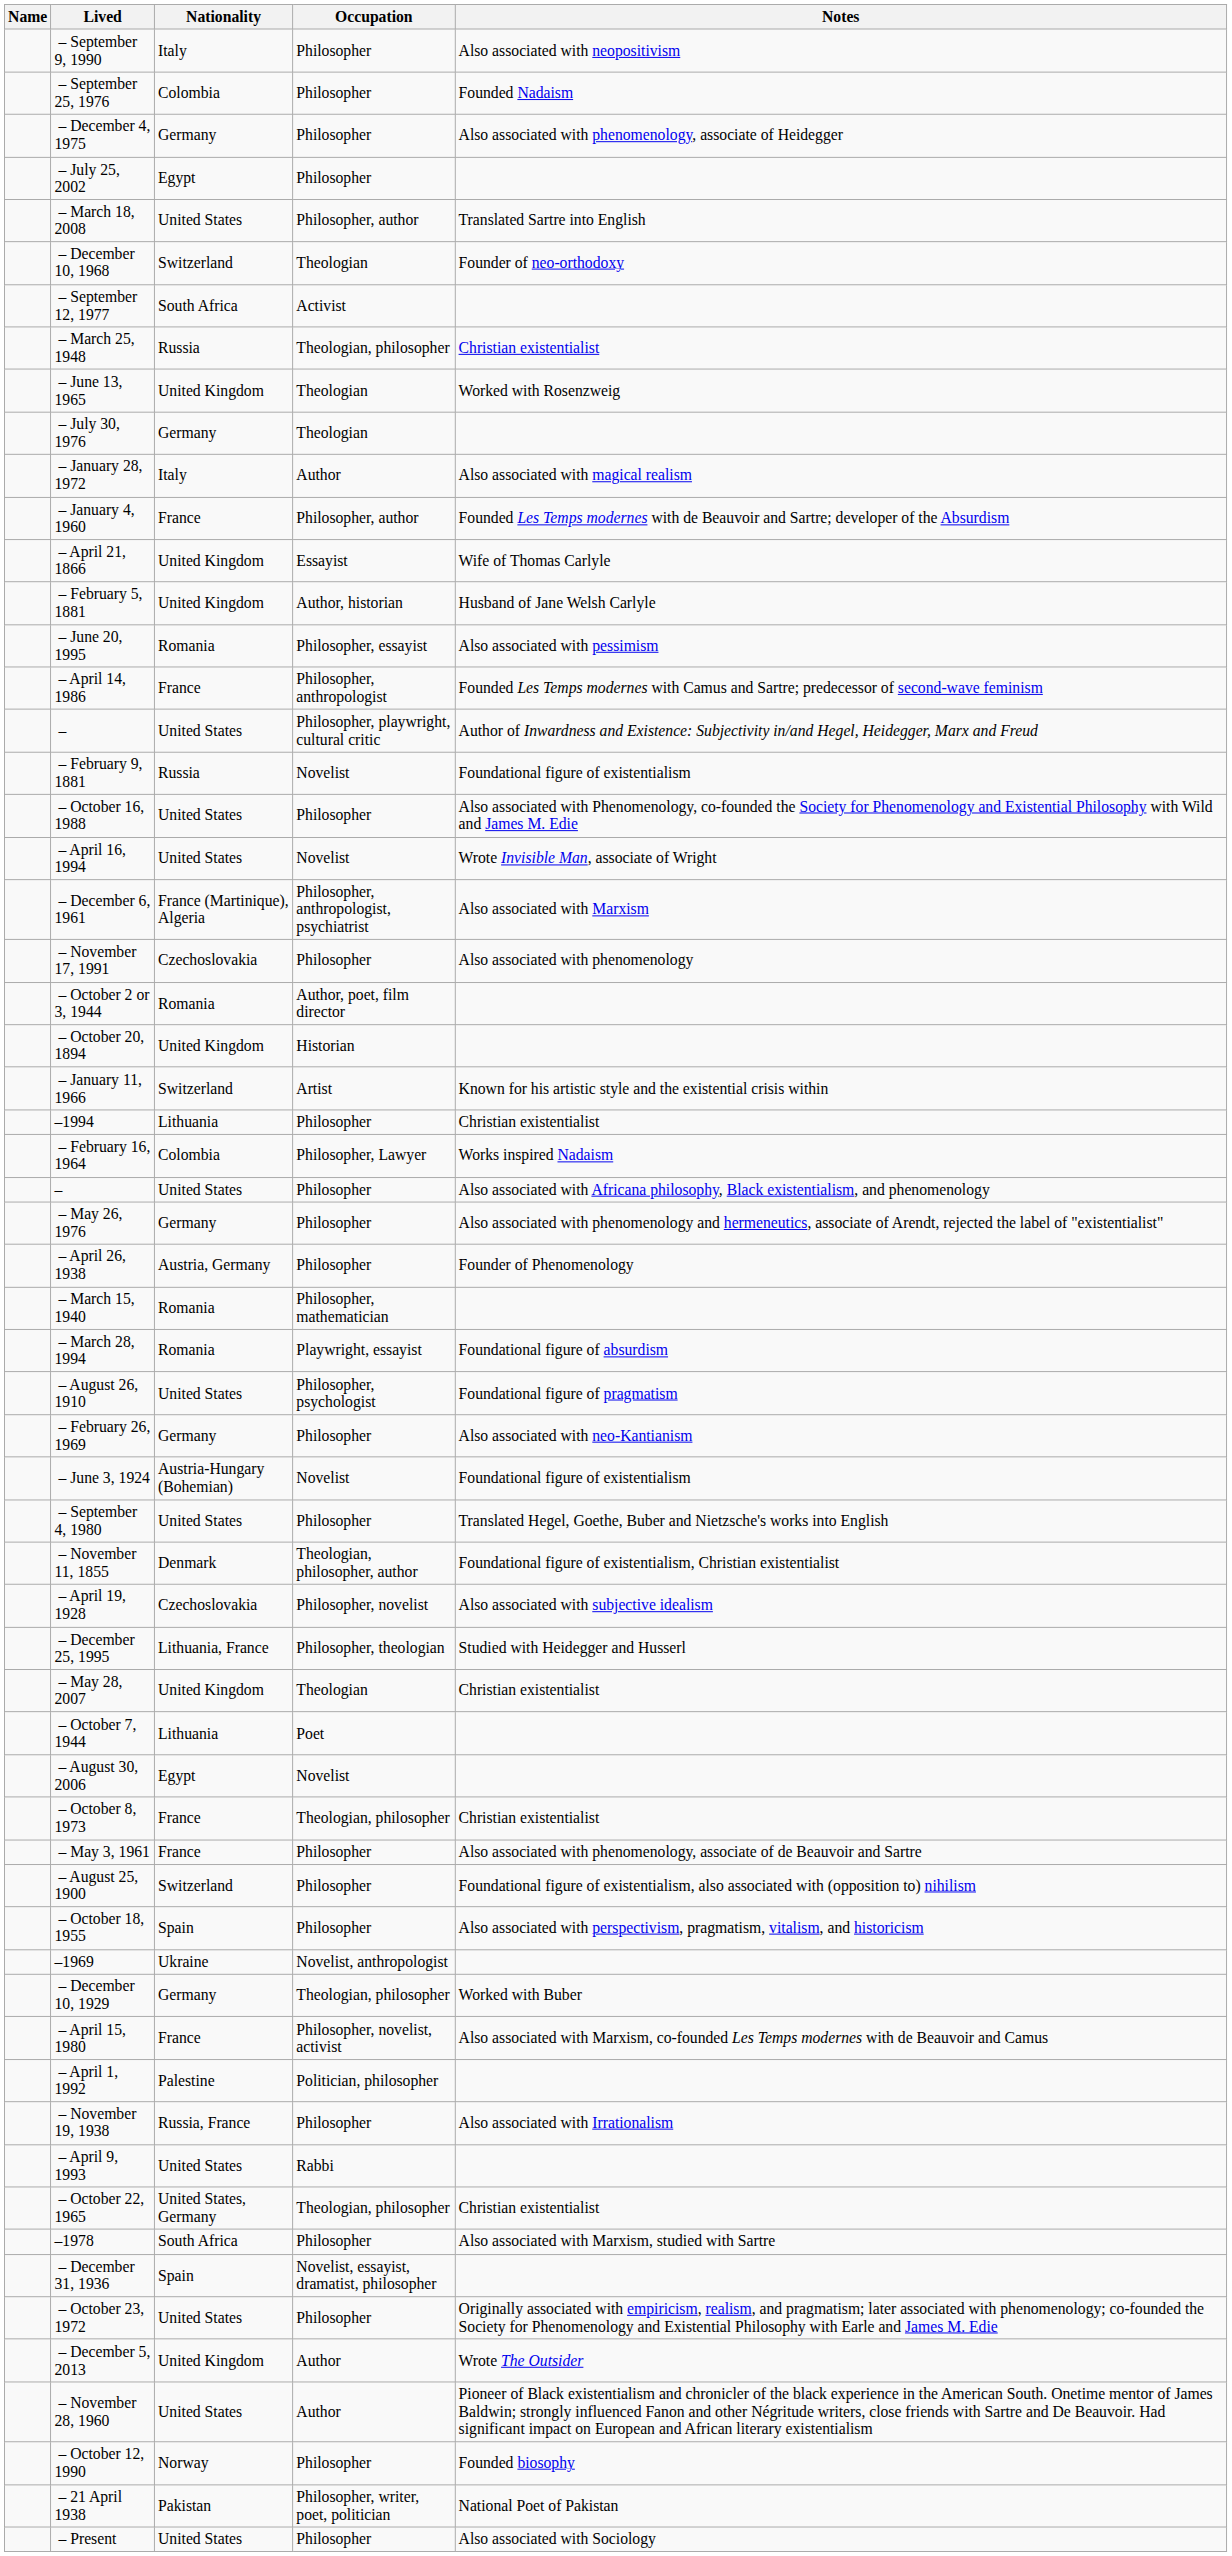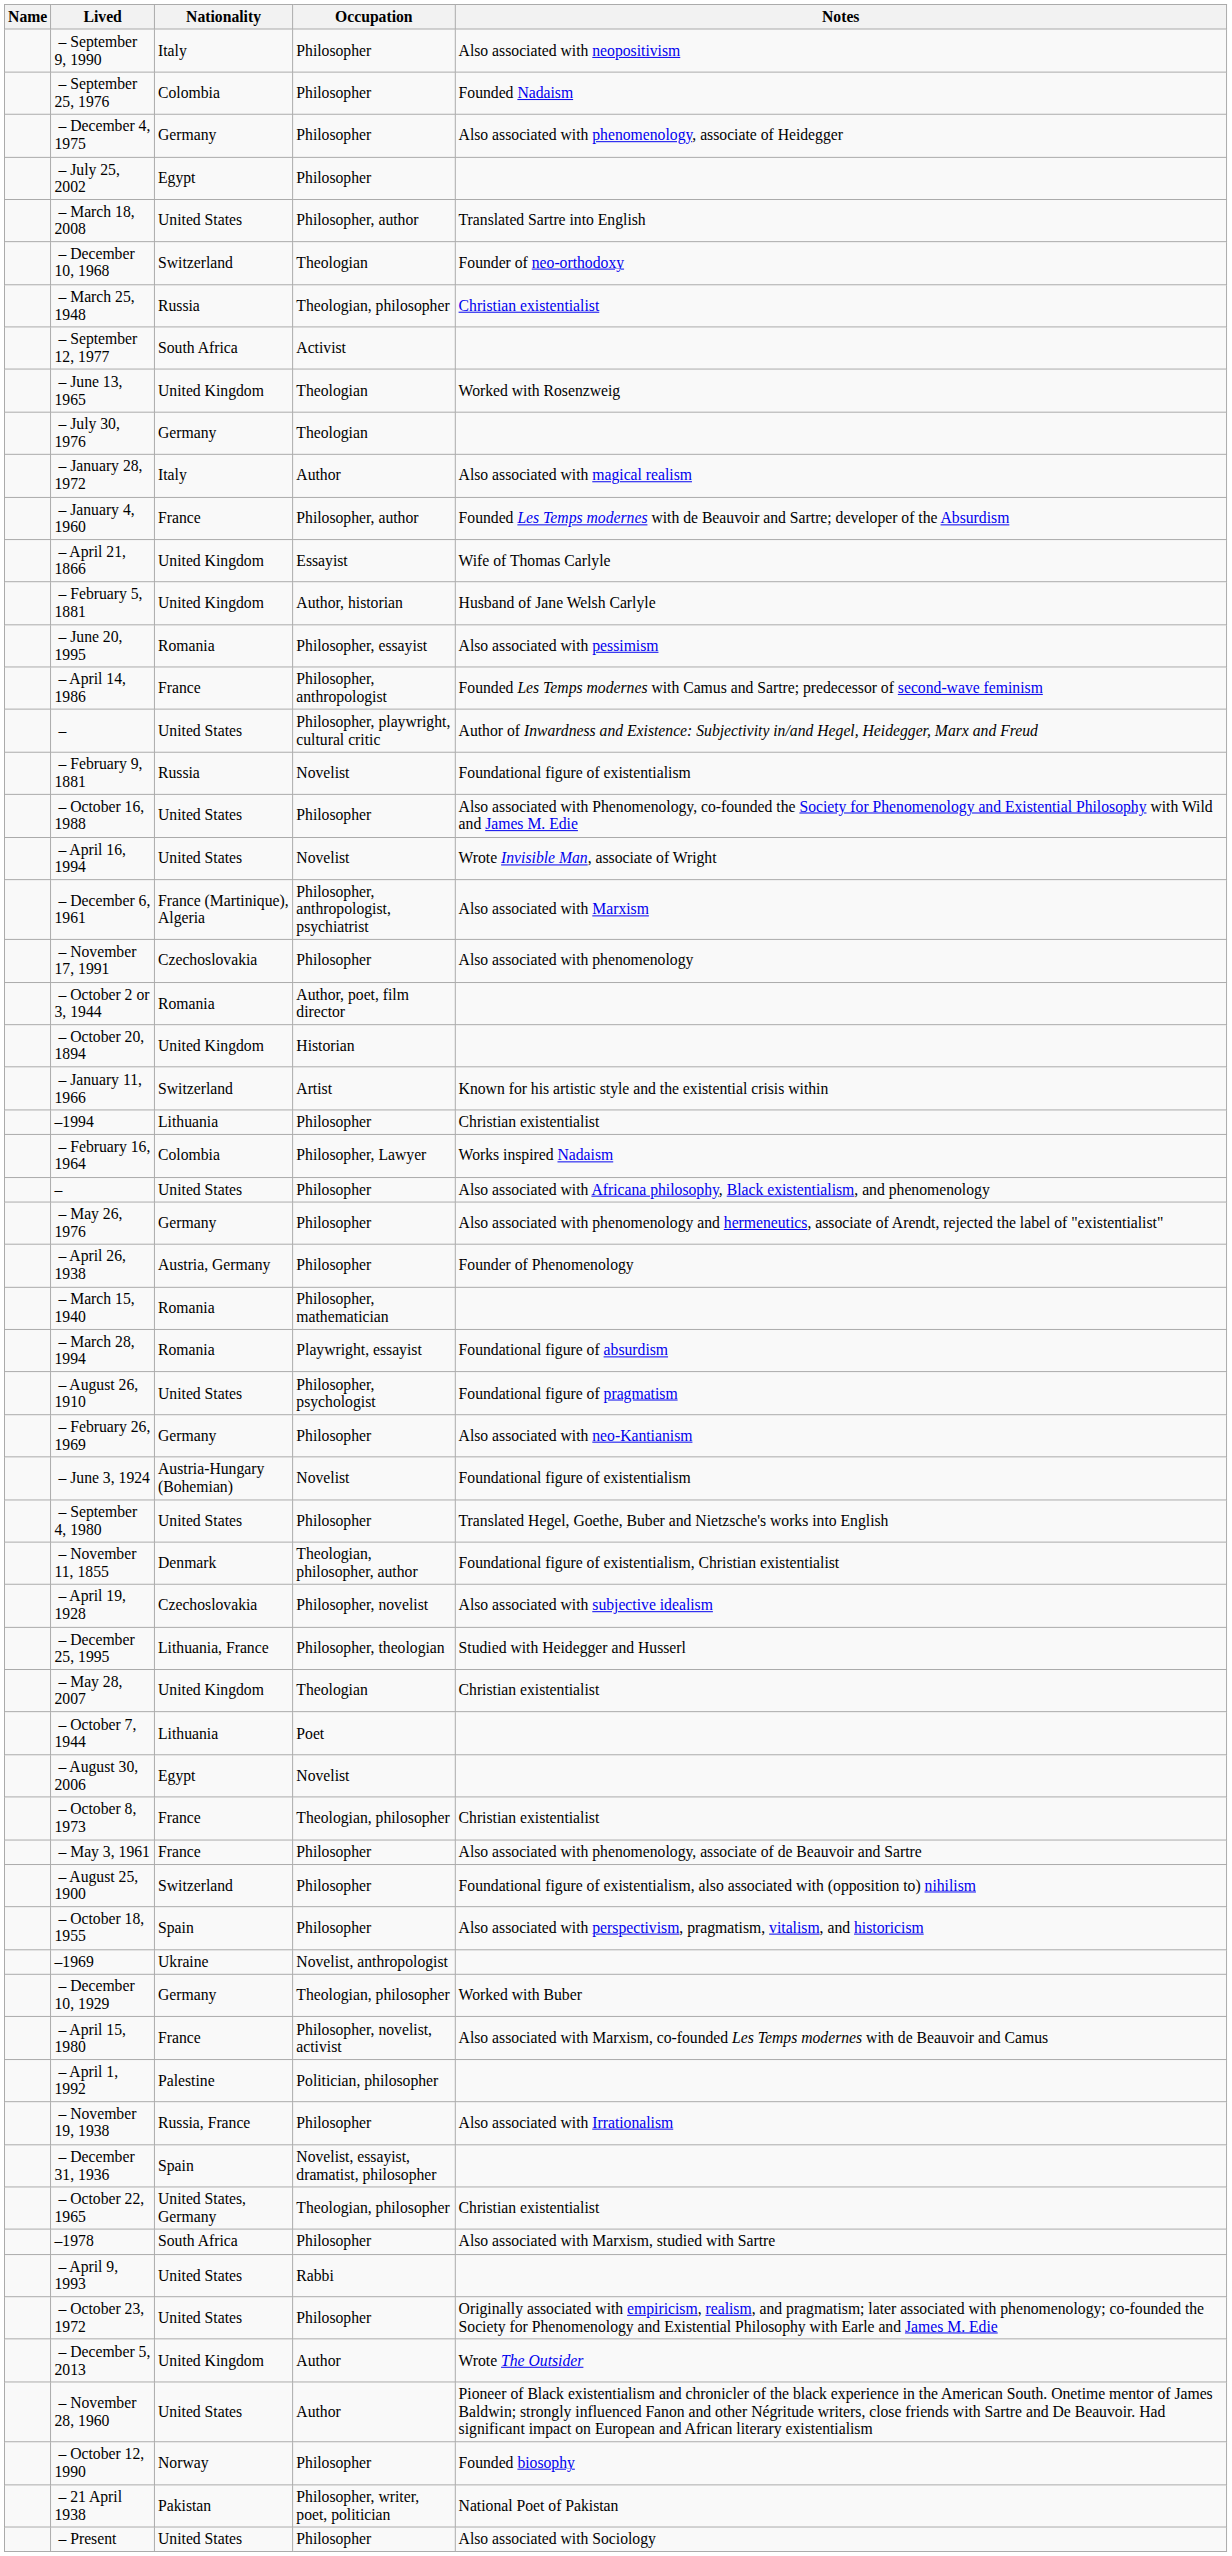rows swapped: (95, 348) <-> (96, 305)
rows swapped: (86, 2165) <-> (95, 2275)
